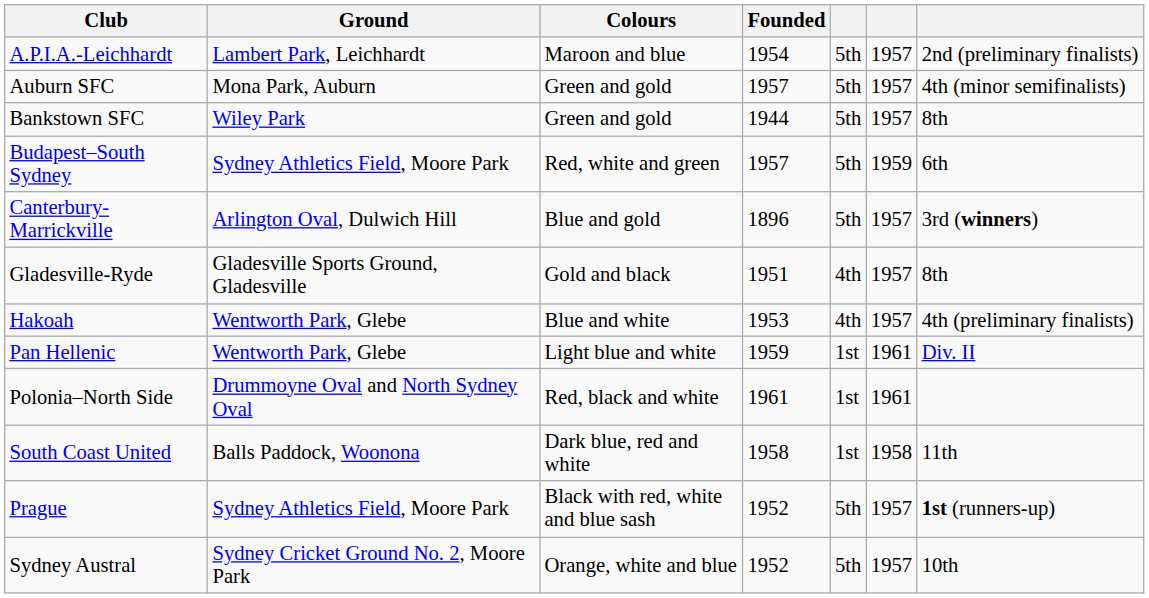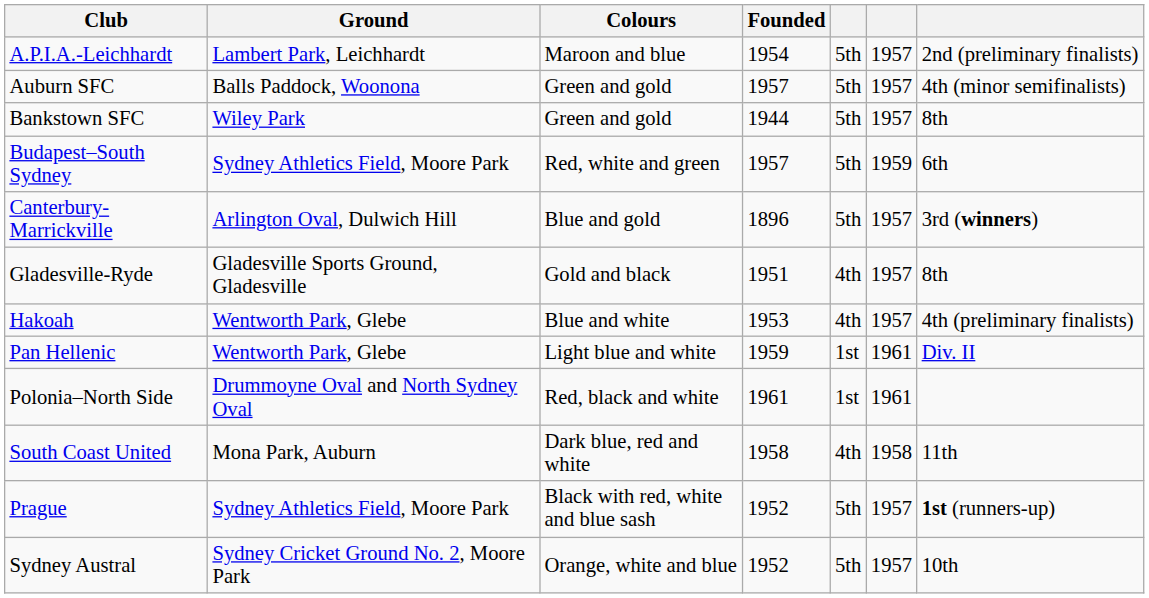(294, 86) Mona Park, Auburn -> (316, 86) Balls Paddock, Woonona
(316, 452) Balls Paddock, Woonona -> (294, 452) Mona Park, Auburn
(847, 452) 1st -> (848, 452) 4th
